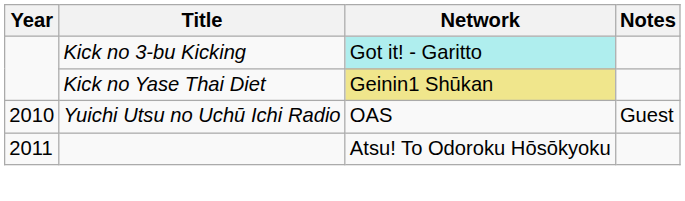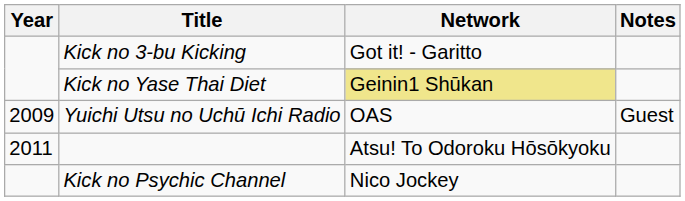(416, 52) paleturquoise background -> (416, 52) no background
(32, 116) 2010 -> (32, 116) 2009
+ row: (174, 180)
